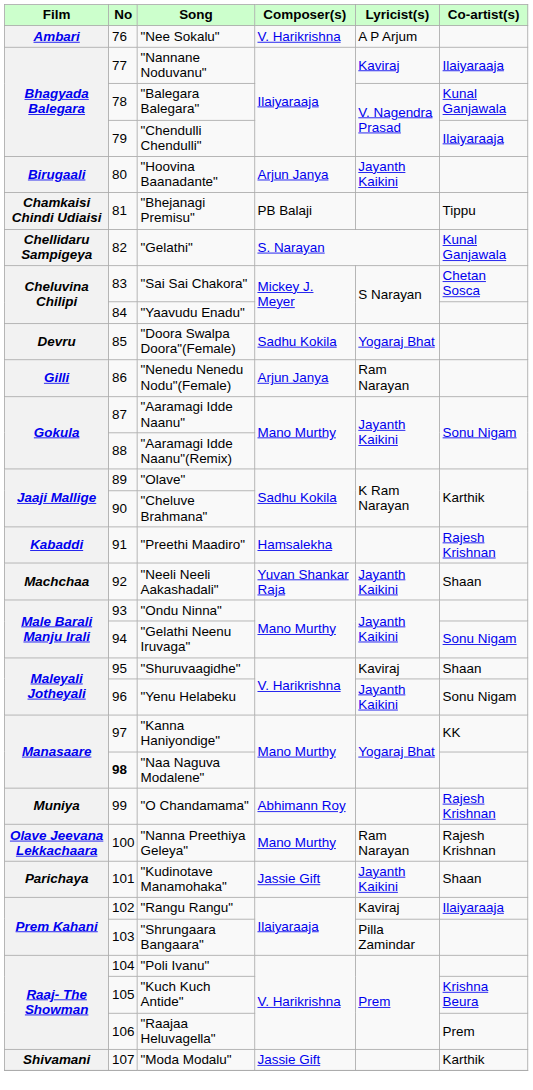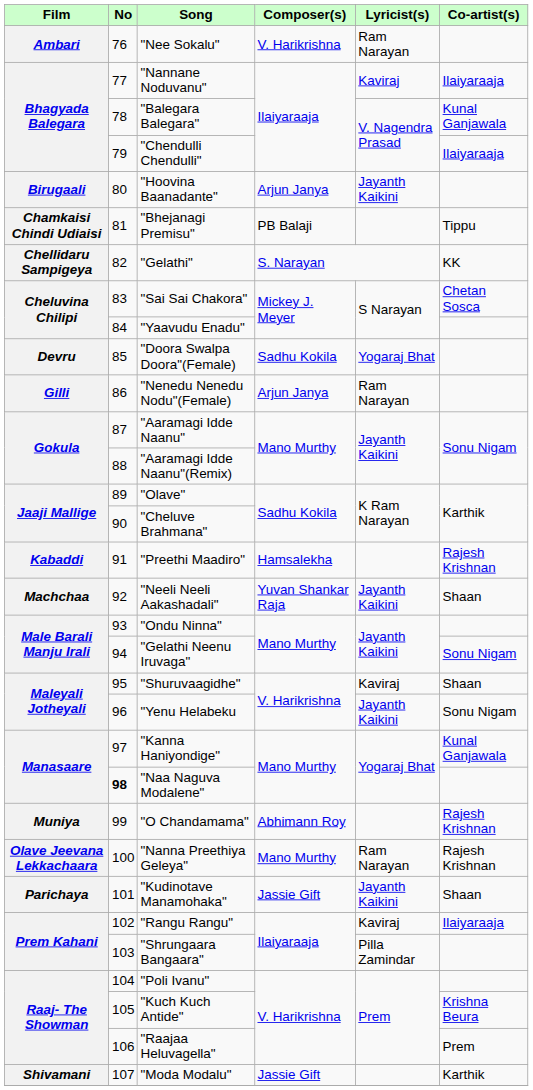(388, 36) A P Arjum -> (384, 44) Ram Narayan
(474, 247) Kunal Ganjawala -> (452, 262) KK
(452, 733) KK -> (474, 748) Kunal Ganjawala
